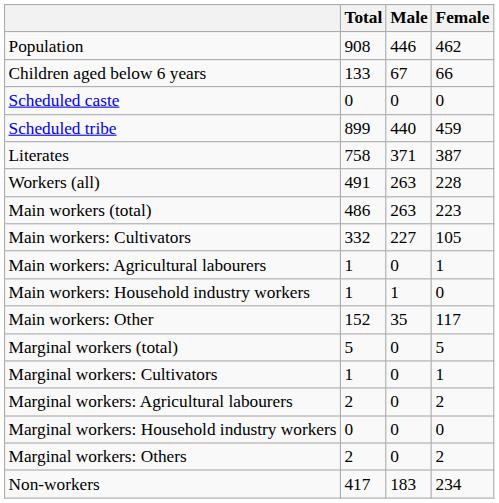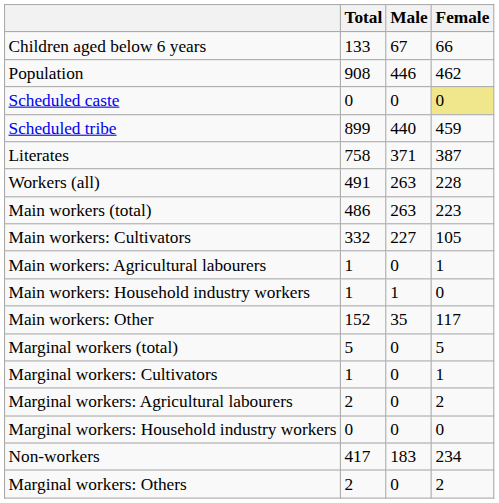rows swapped: (46, 45) <-> (107, 73)
(440, 100) no background -> (440, 100) khaki background
rows swapped: (98, 456) <-> (54, 484)
